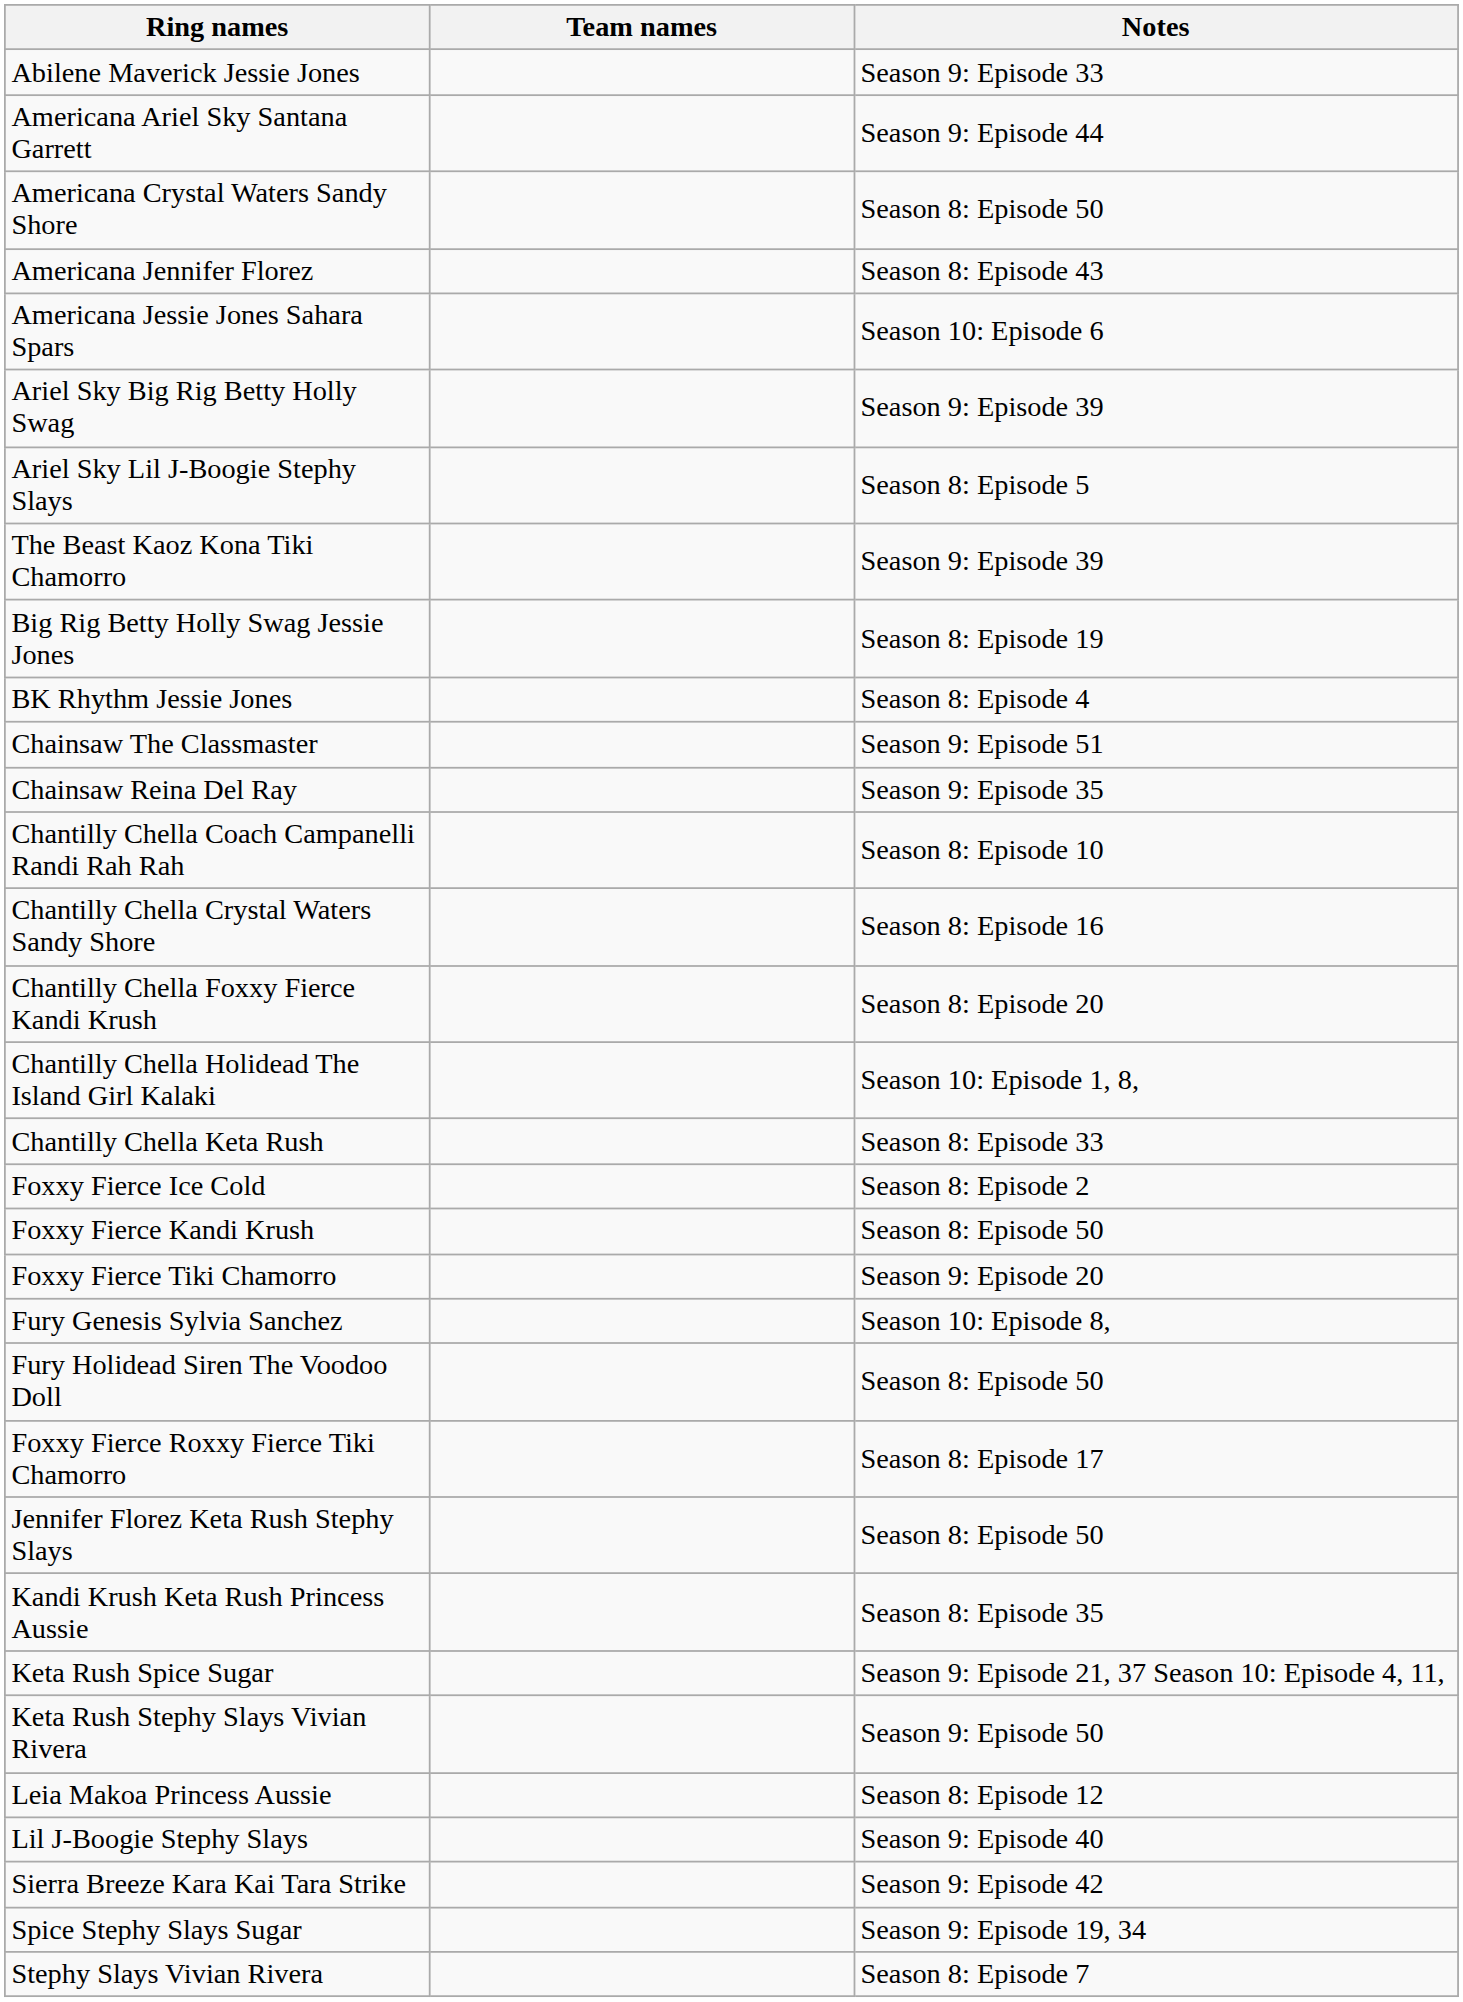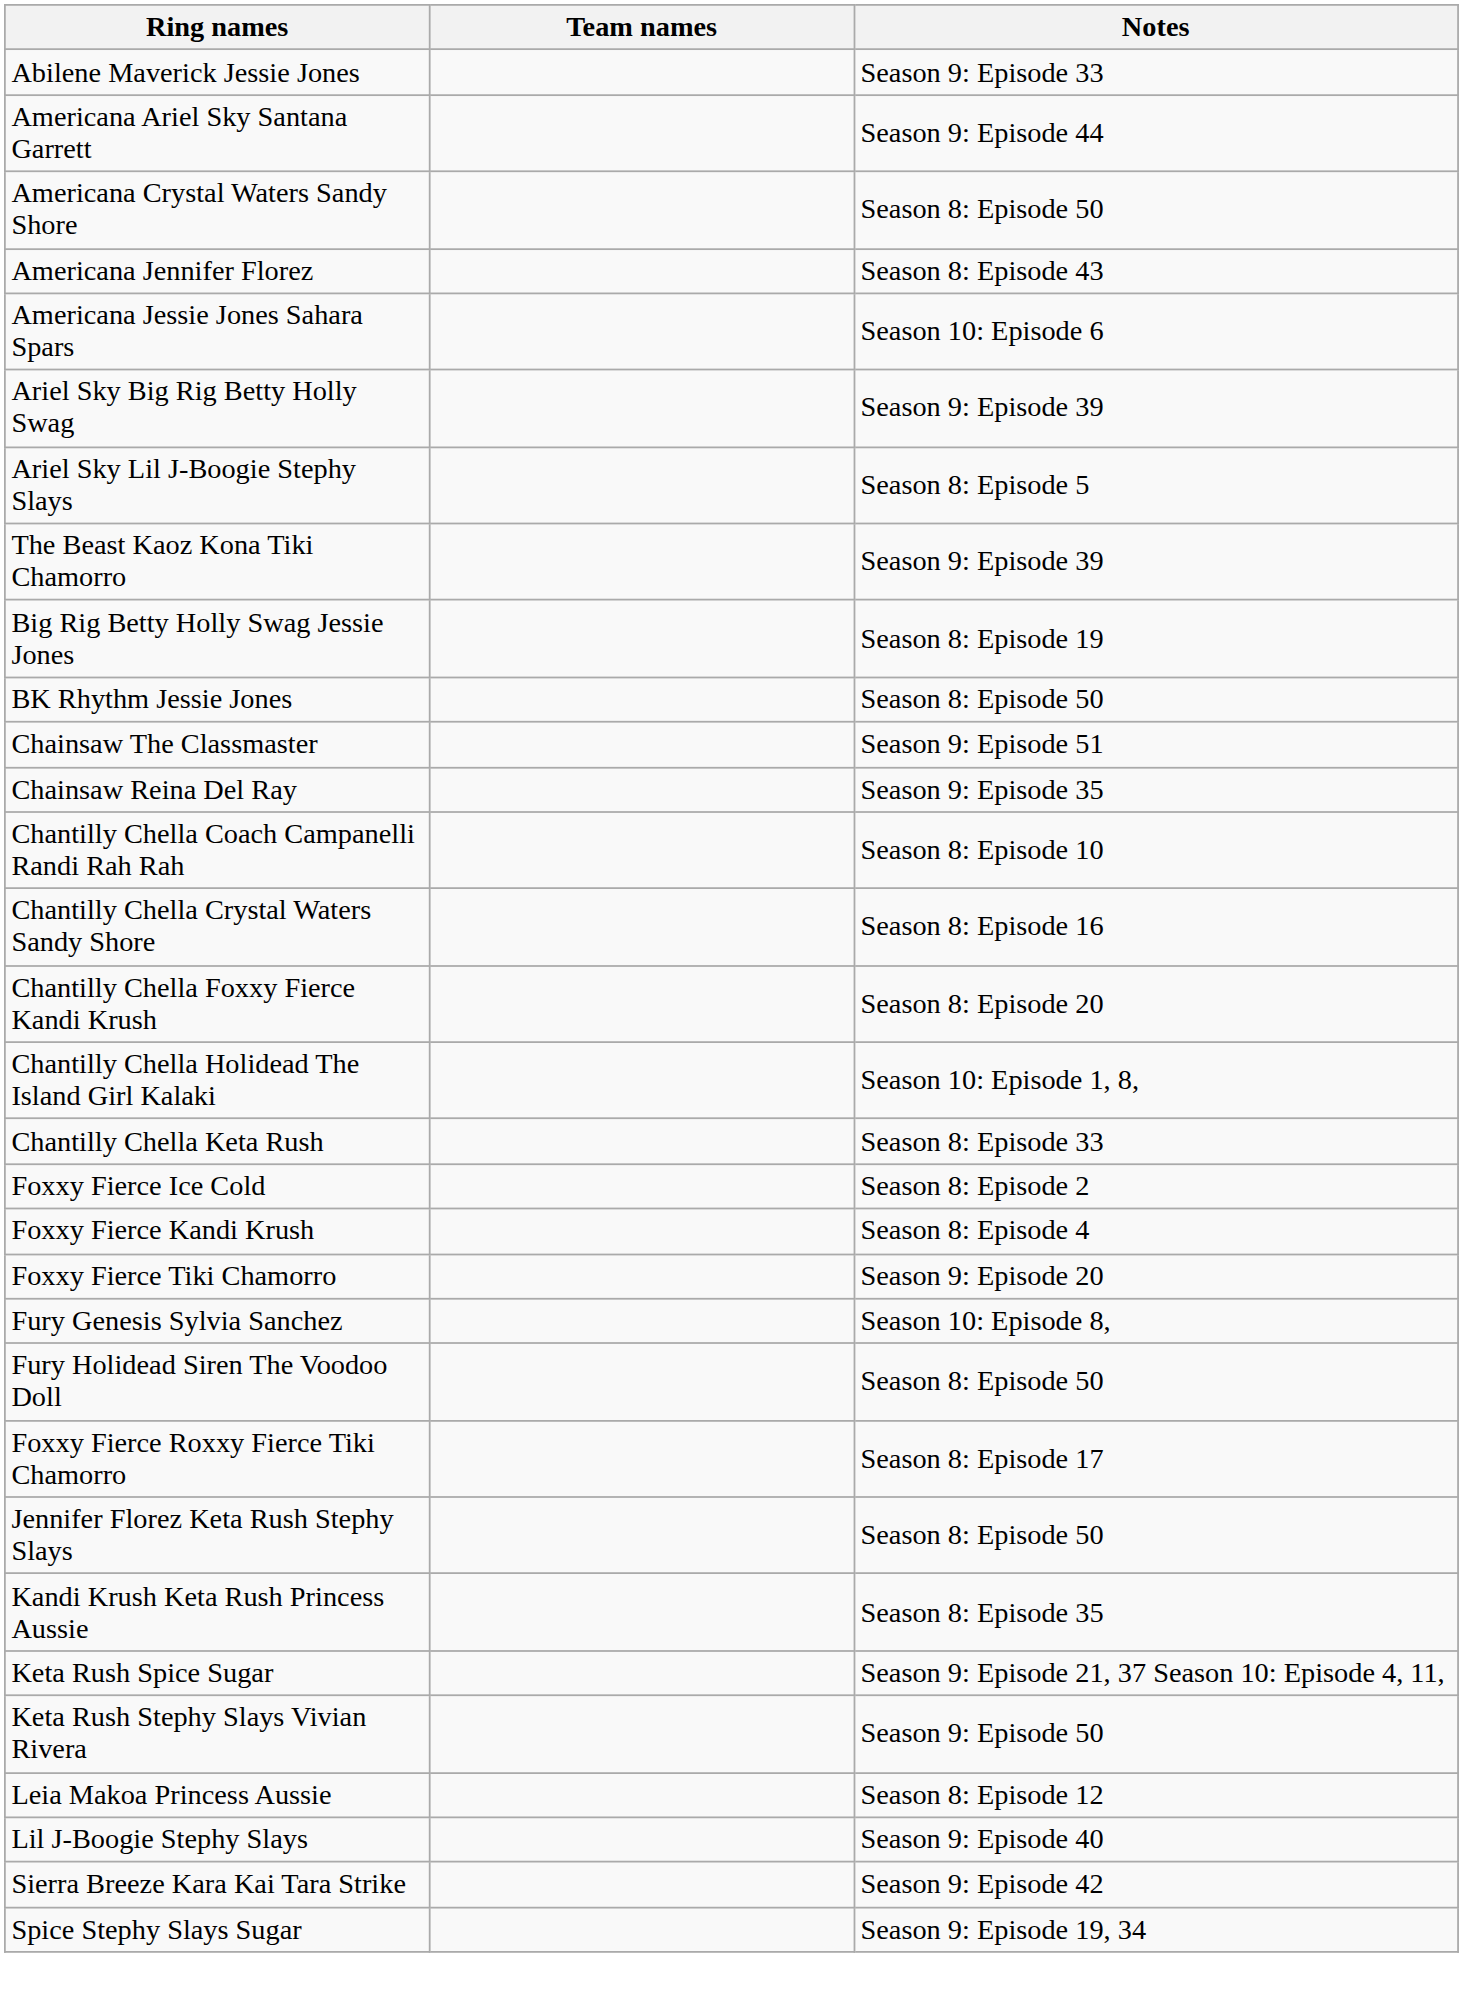(975, 699) Season 8: Episode 4 -> (982, 699) Season 8: Episode 50
(982, 1230) Season 8: Episode 50 -> (975, 1230) Season 8: Episode 4
- row: (167, 1973)
